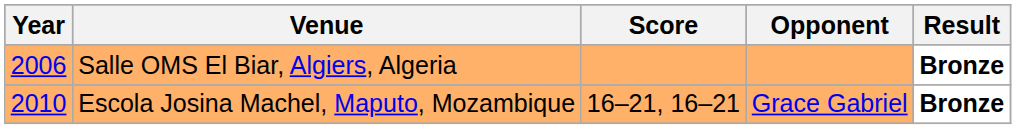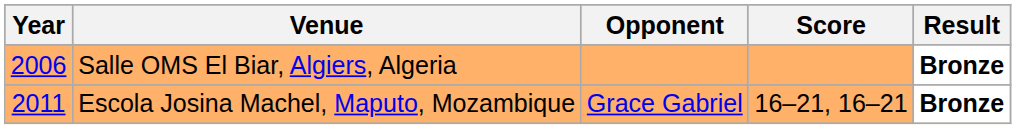columns swapped: (830, 25) <-> (663, 25)
(39, 104) 2010 -> (39, 104) 2011
